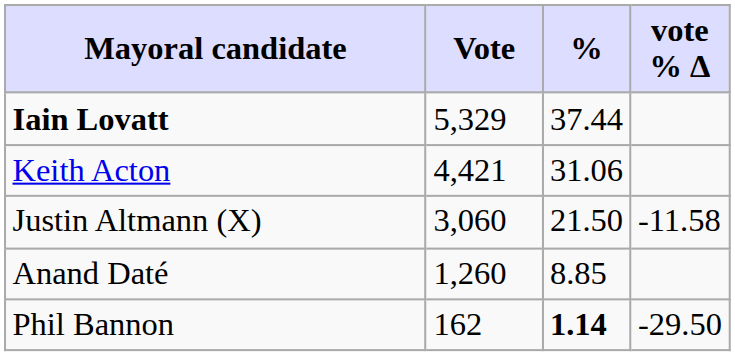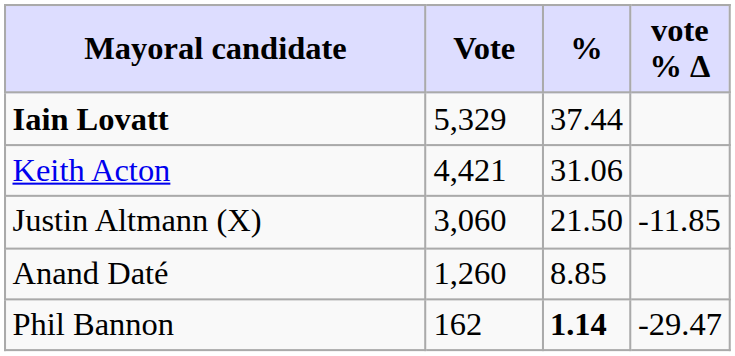(679, 221) -11.58 -> (679, 221) -11.85
(680, 324) -29.50 -> (680, 324) -29.47
